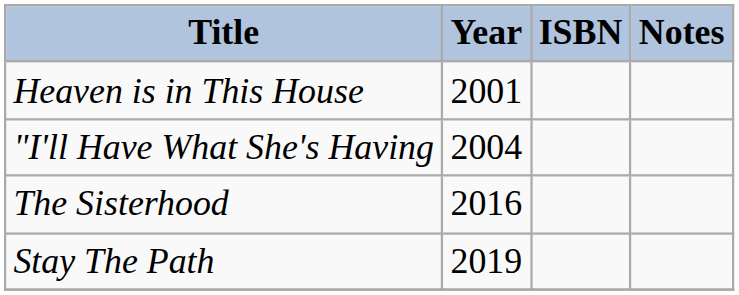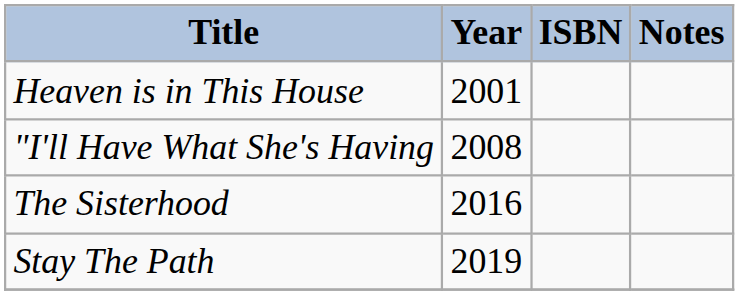(486, 146) 2004 -> (486, 146) 2008
